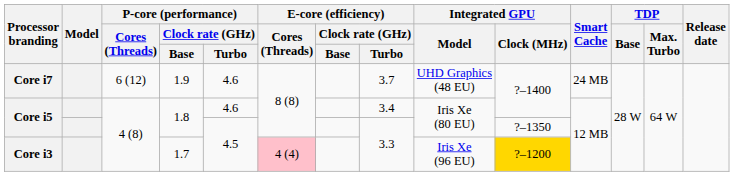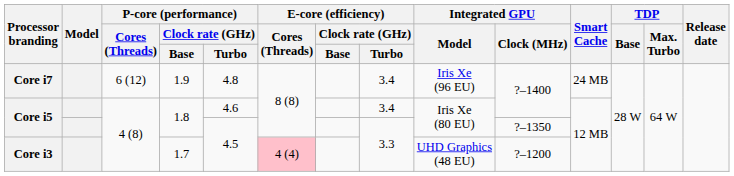(230, 80) 4.6 -> (230, 80) 4.8
(387, 80) 3.7 -> (387, 80) 3.4
(454, 80) UHD Graphics (48 EU) -> (454, 80) Iris Xe (96 EU)
(454, 154) Iris Xe (96 EU) -> (454, 154) UHD Graphics (48 EU)
(533, 154) gold background -> (533, 154) no background
